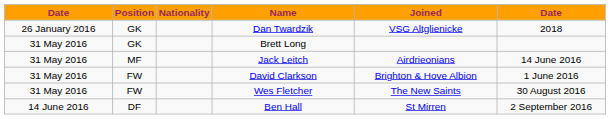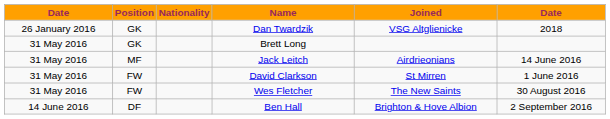(426, 75) Brighton & Hove Albion -> (426, 75) St Mirren
(426, 107) St Mirren -> (426, 107) Brighton & Hove Albion
